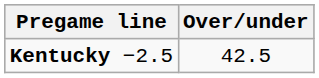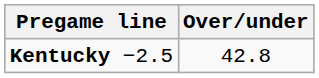(246, 56) 42.5 -> (246, 56) 42.8
